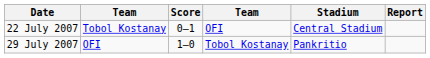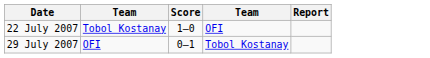- column: (338, 12)
(186, 29) 0–1 -> (186, 29) 1–0
(186, 45) 1–0 -> (186, 45) 0–1
